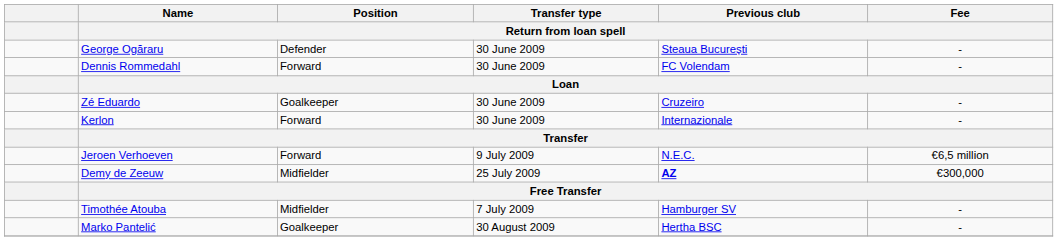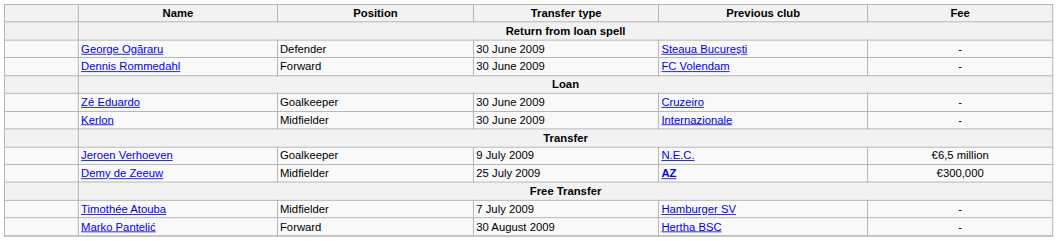(301, 120) Forward -> (304, 120) Midfielder
(301, 155) Forward -> (309, 155) Goalkeeper
(309, 226) Goalkeeper -> (301, 226) Forward
